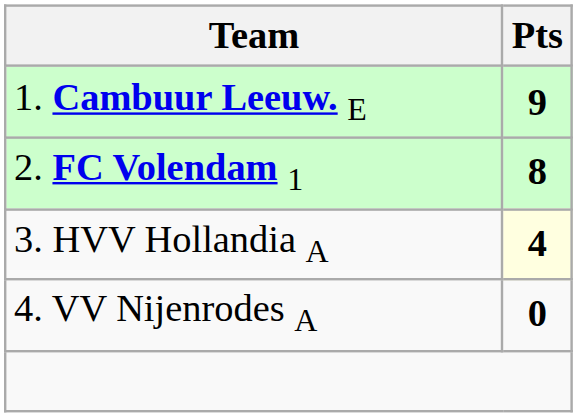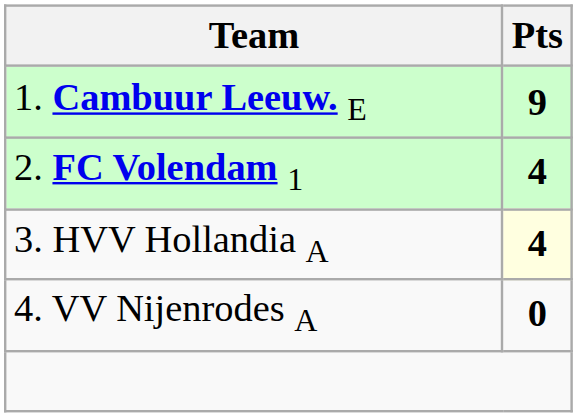(537, 172) 8 -> (537, 172) 4
